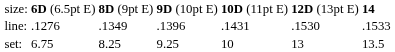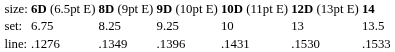rows swapped: (13, 43) <-> (16, 26)
